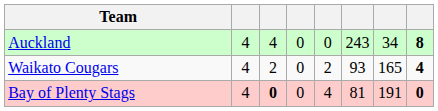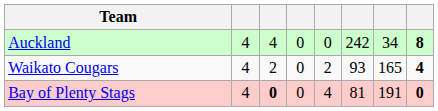(358, 42) 243 -> (358, 42) 242
